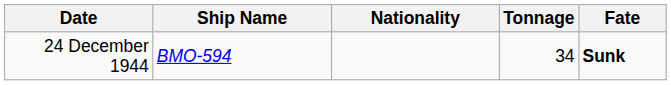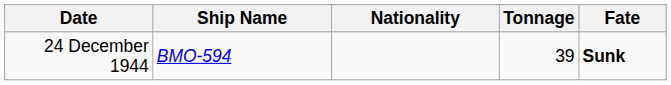(565, 55) 34 -> (565, 55) 39
